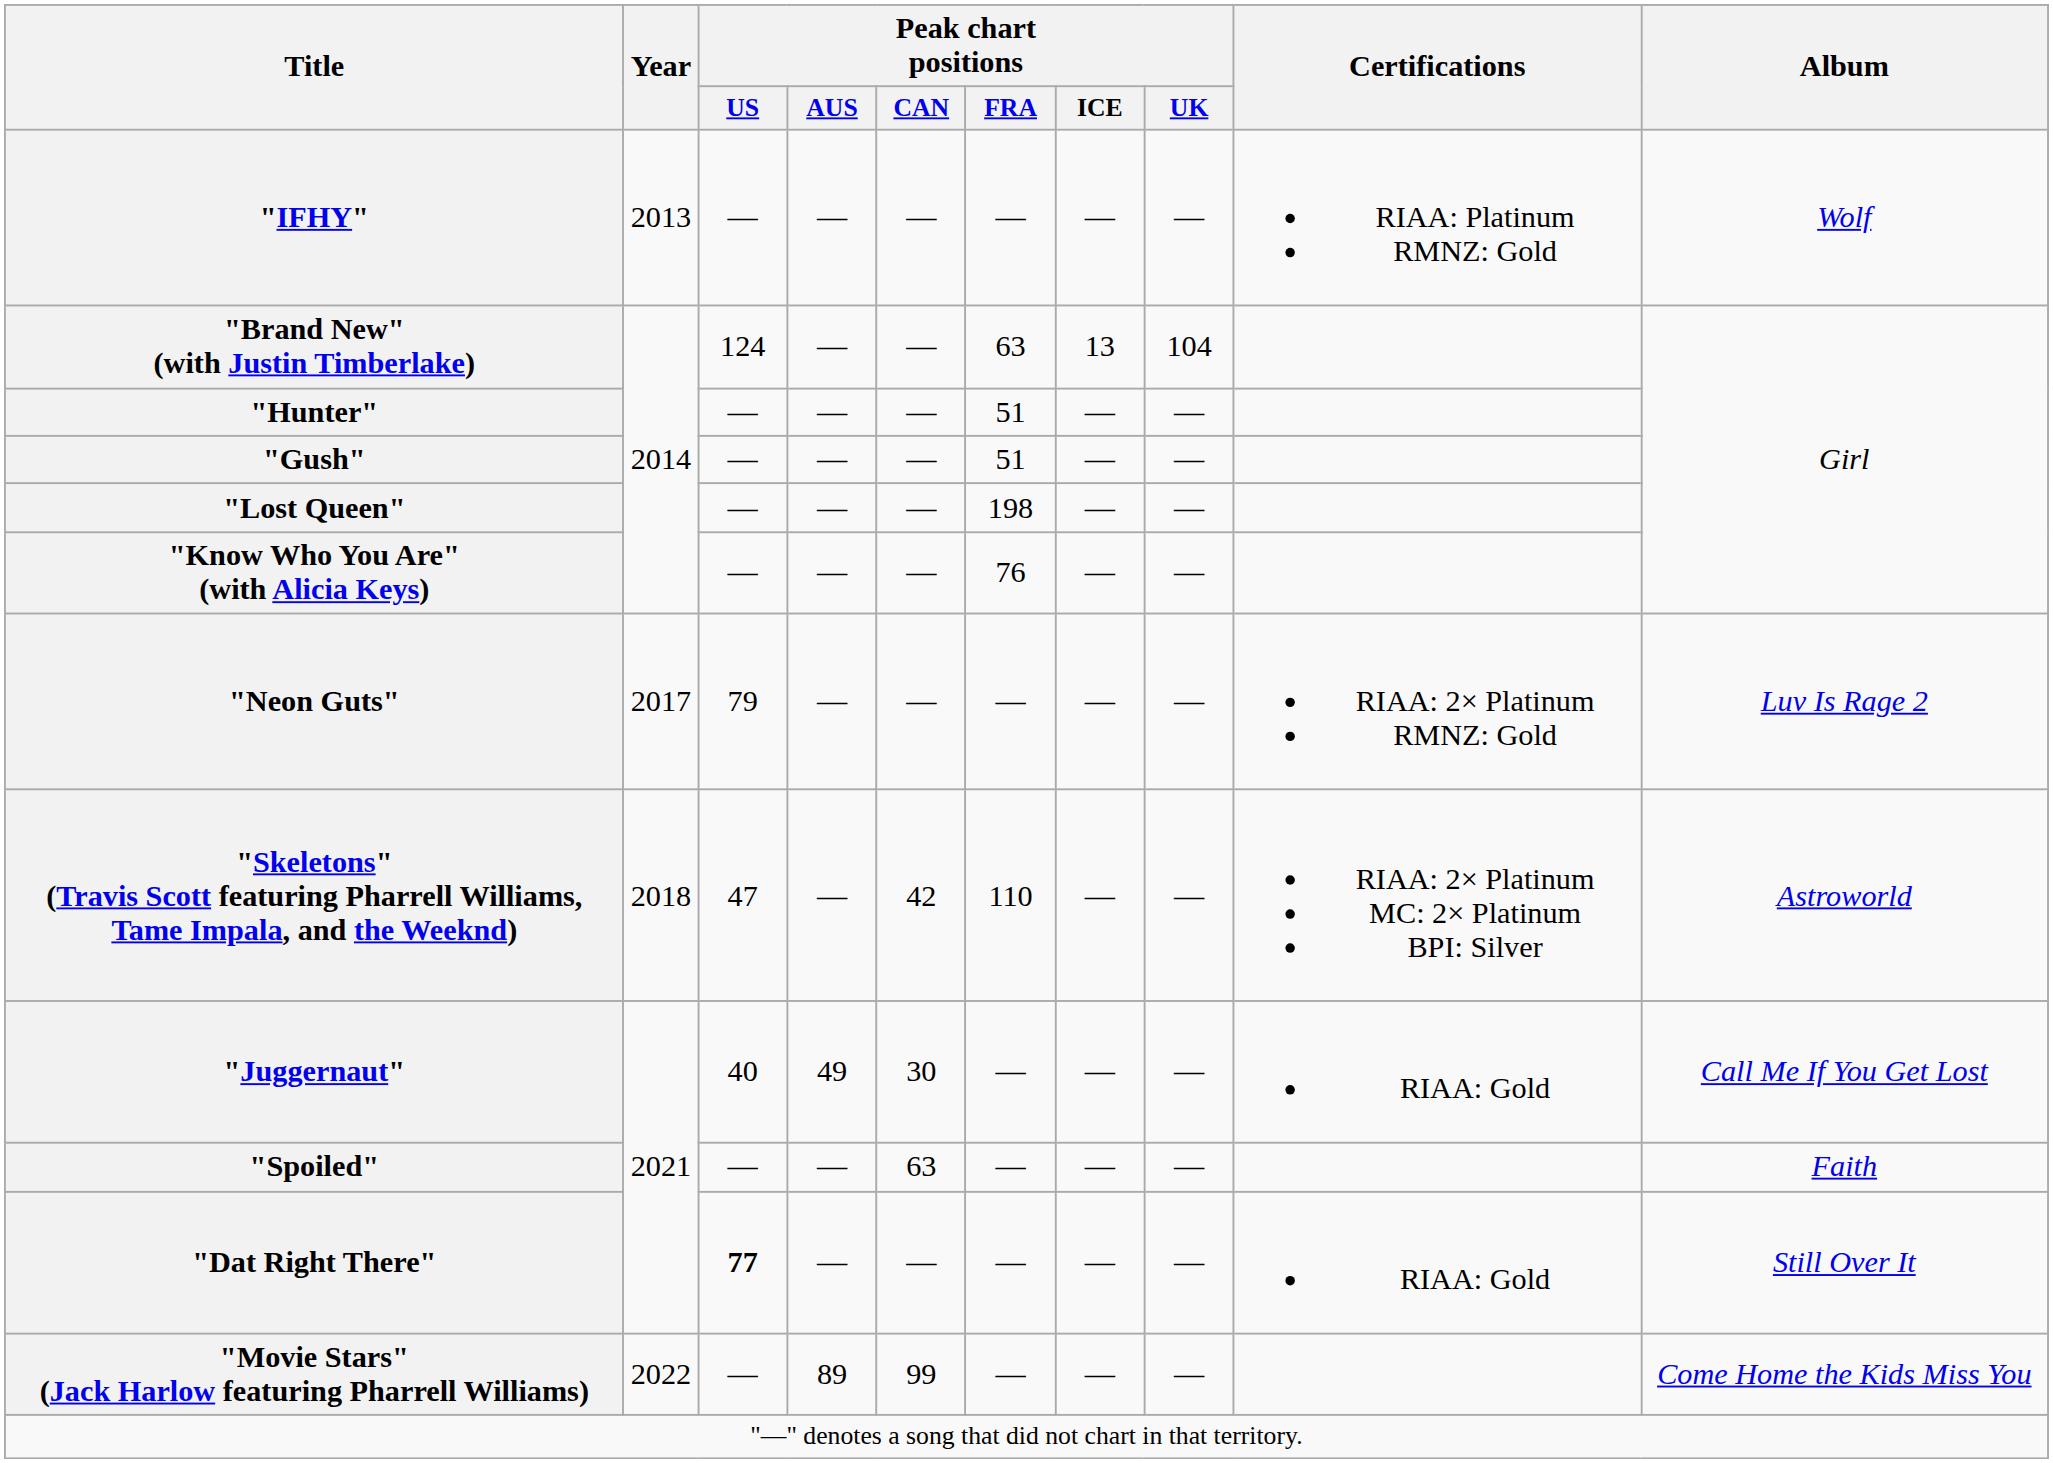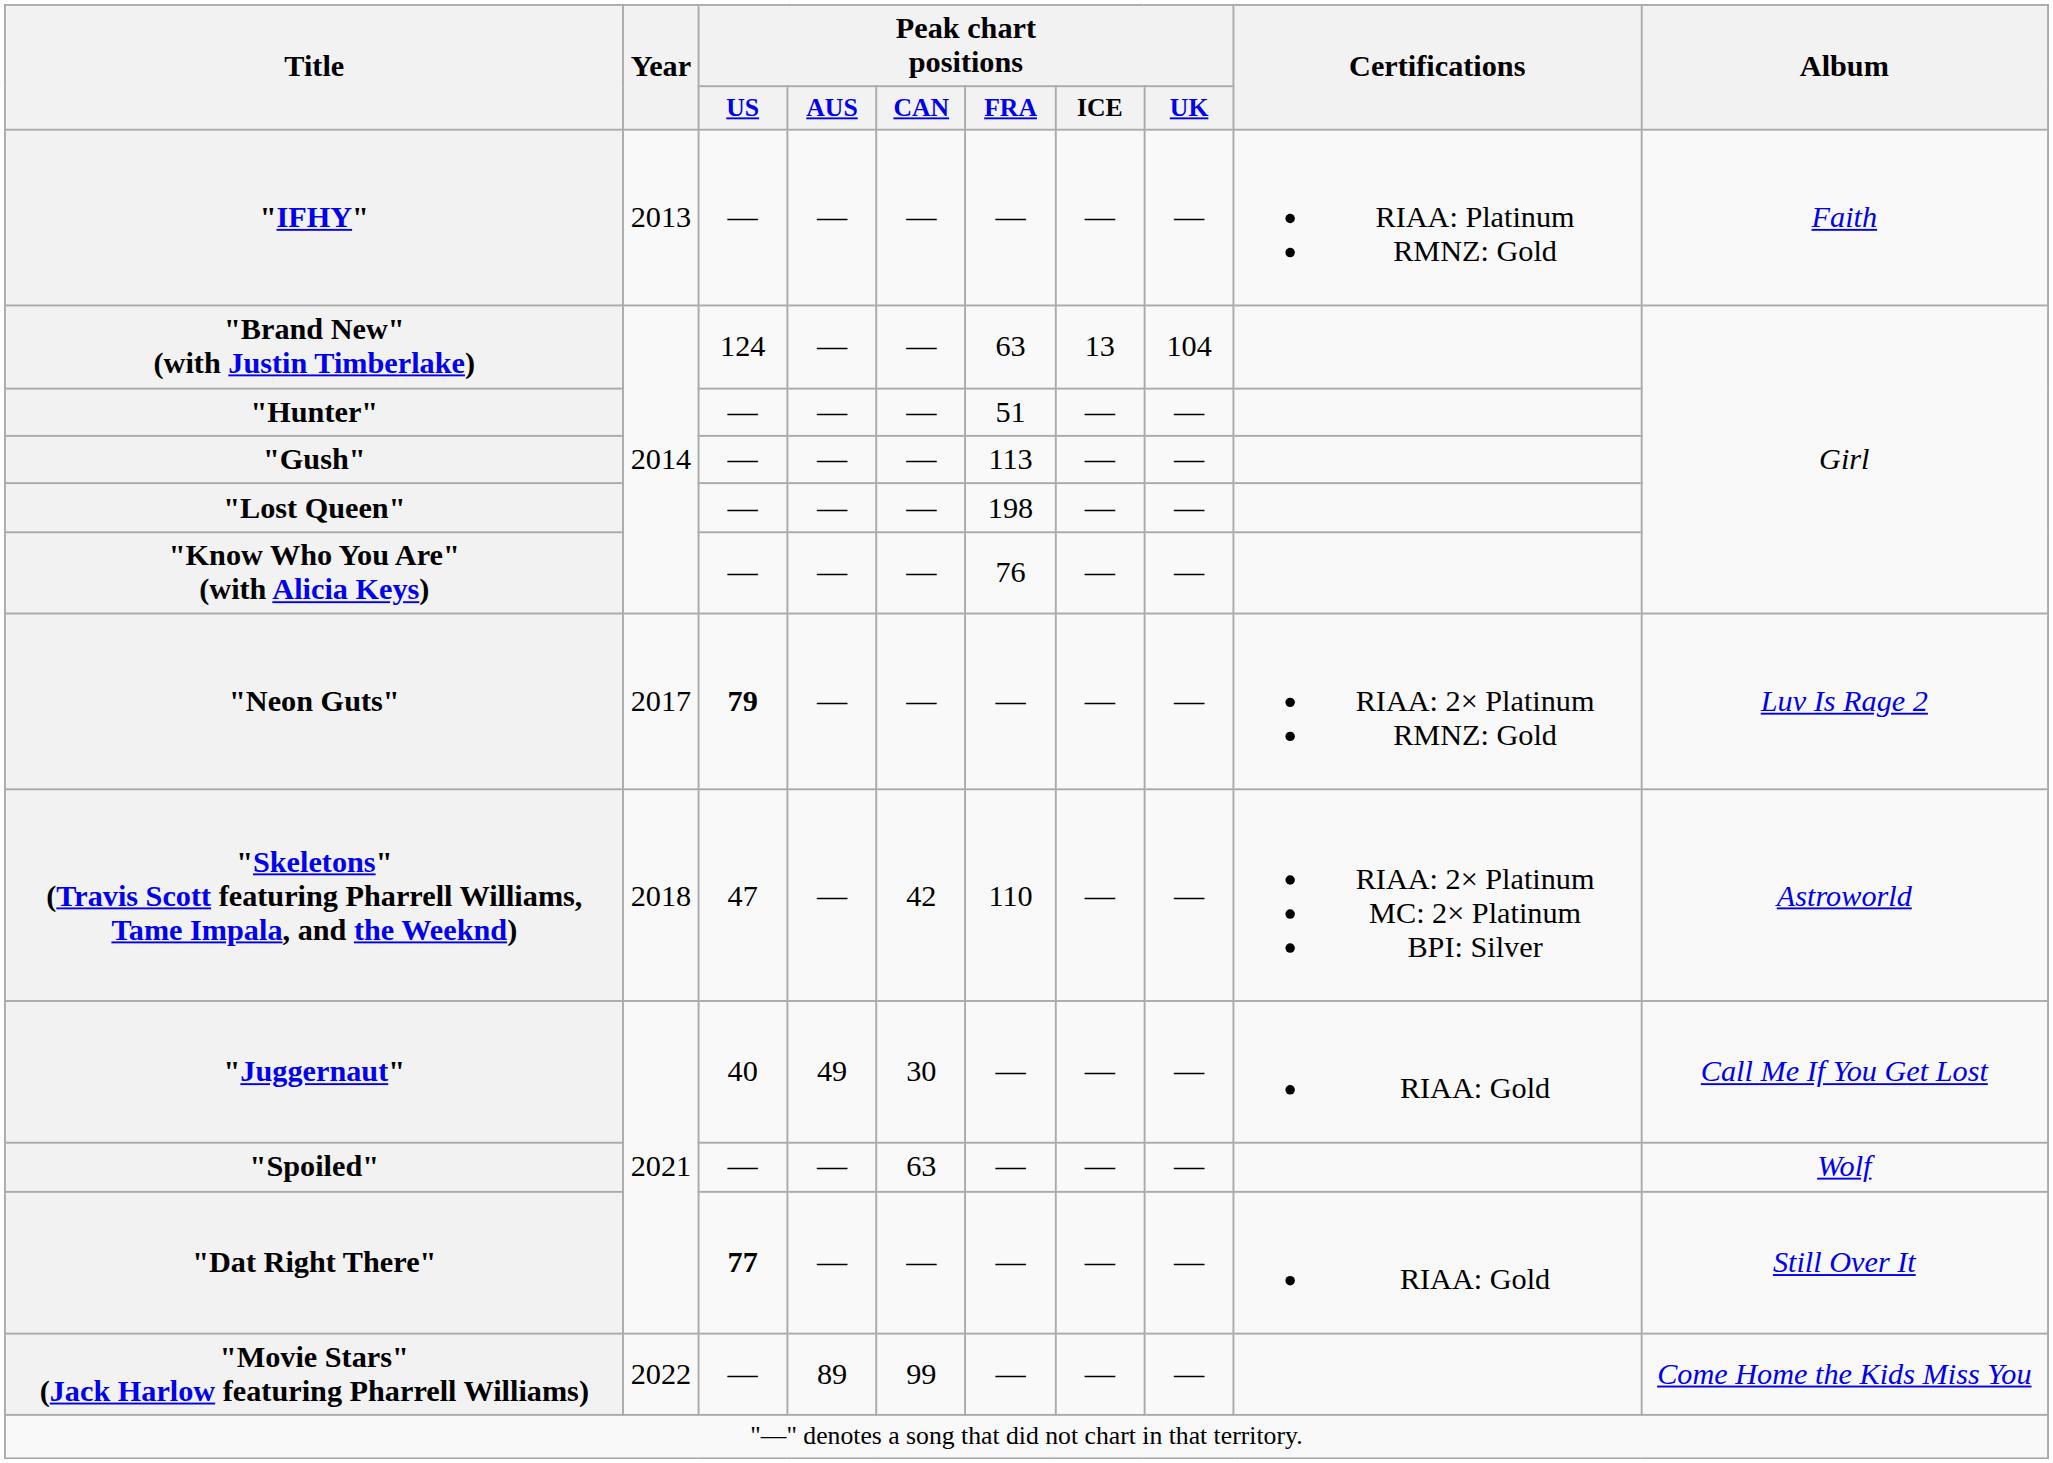(1844, 217) Wolf -> (1844, 217) Faith
(1011, 459) 51 -> (1011, 459) 113
(743, 701) normal -> (743, 701) bold
(1844, 1166) Faith -> (1844, 1166) Wolf
